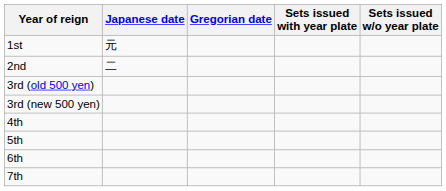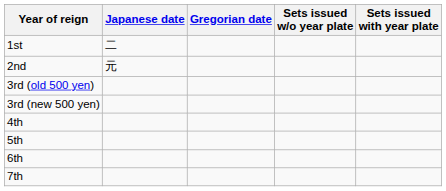columns swapped: (317, 20) <-> (401, 20)
(111, 45) 元 -> (111, 45) 二
(111, 66) 二 -> (111, 66) 元
